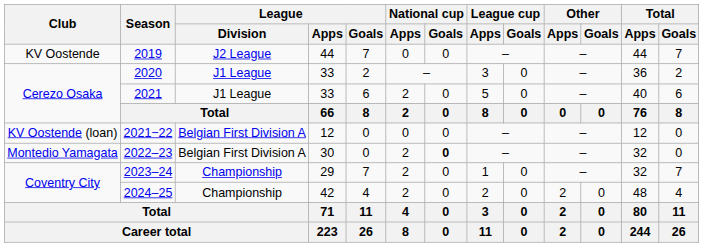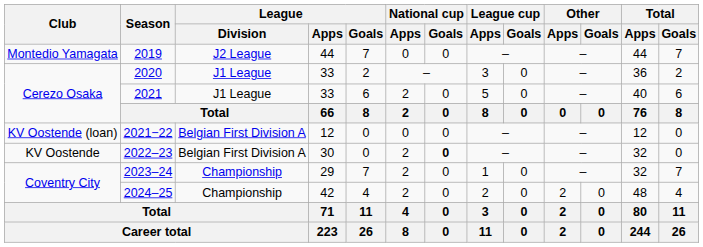(63, 53) KV Oostende -> (63, 53) Montedio Yamagata
(63, 152) Montedio Yamagata -> (63, 152) KV Oostende
